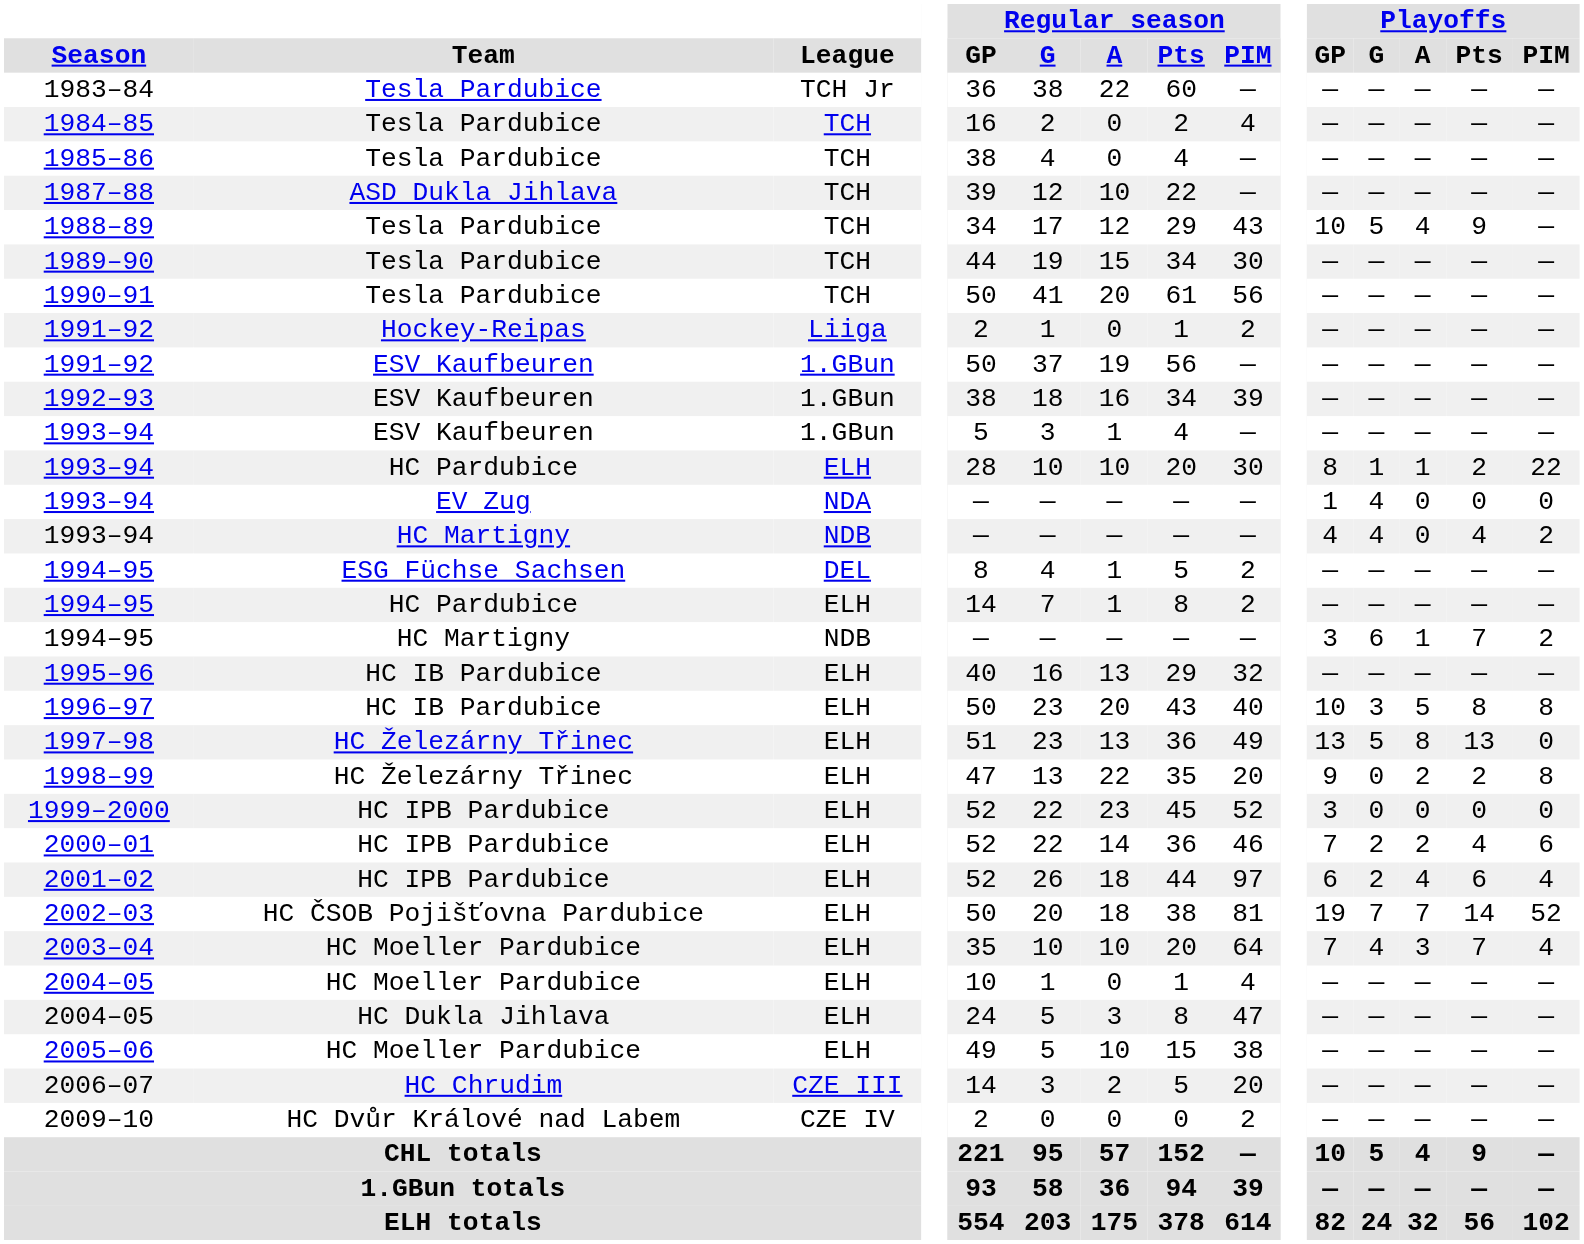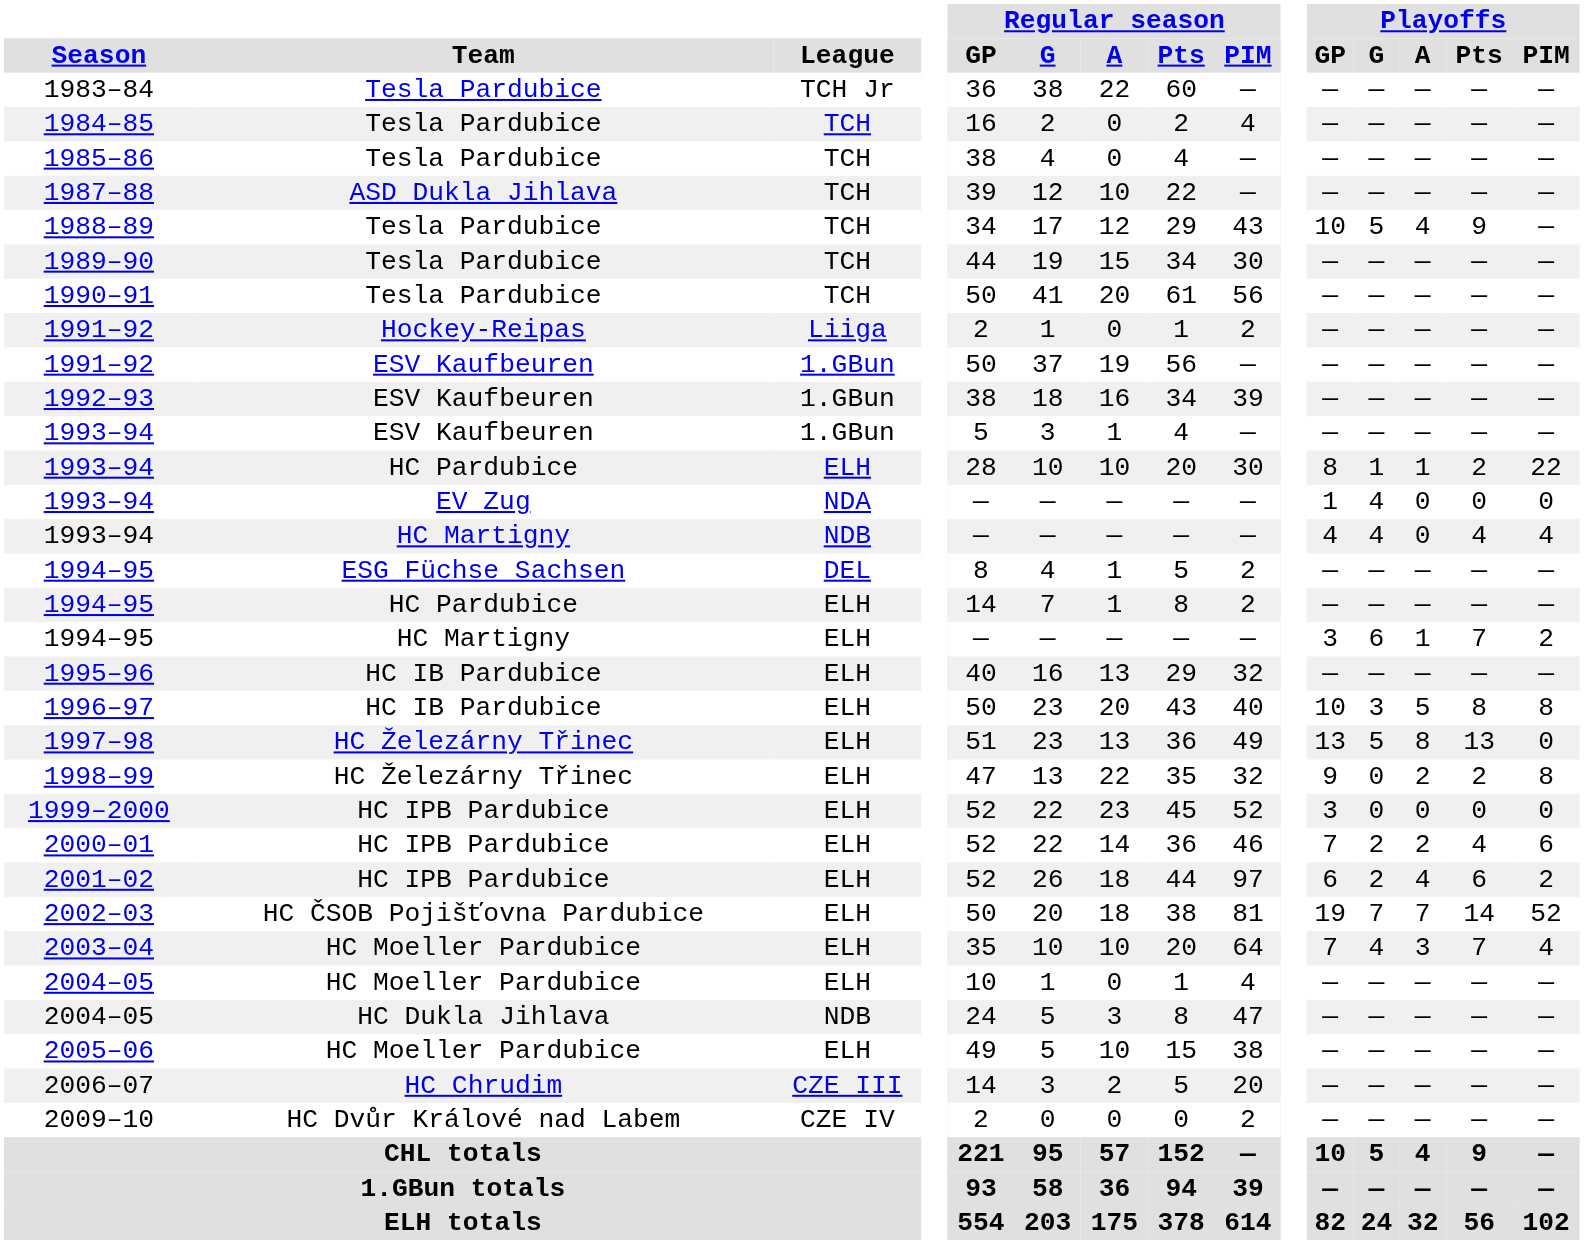(1546, 536) 2 -> (1546, 536) 4
(847, 639) NDB -> (847, 639) ELH
(1248, 777) 20 -> (1248, 777) 32
(1546, 880) 4 -> (1546, 880) 2
(847, 1017) ELH -> (847, 1017) NDB
